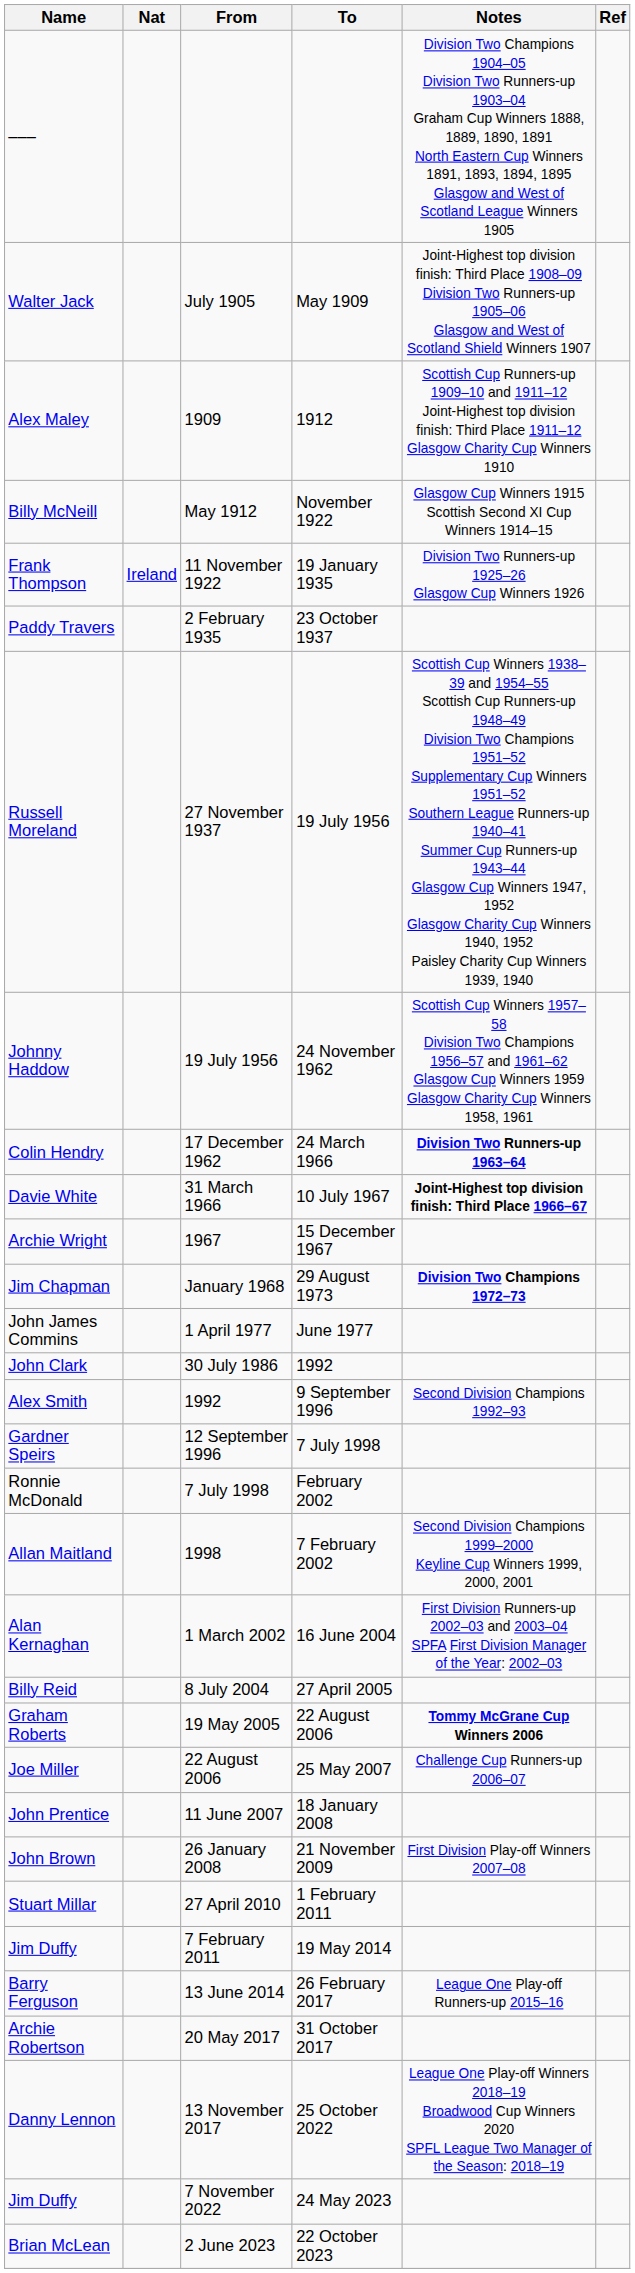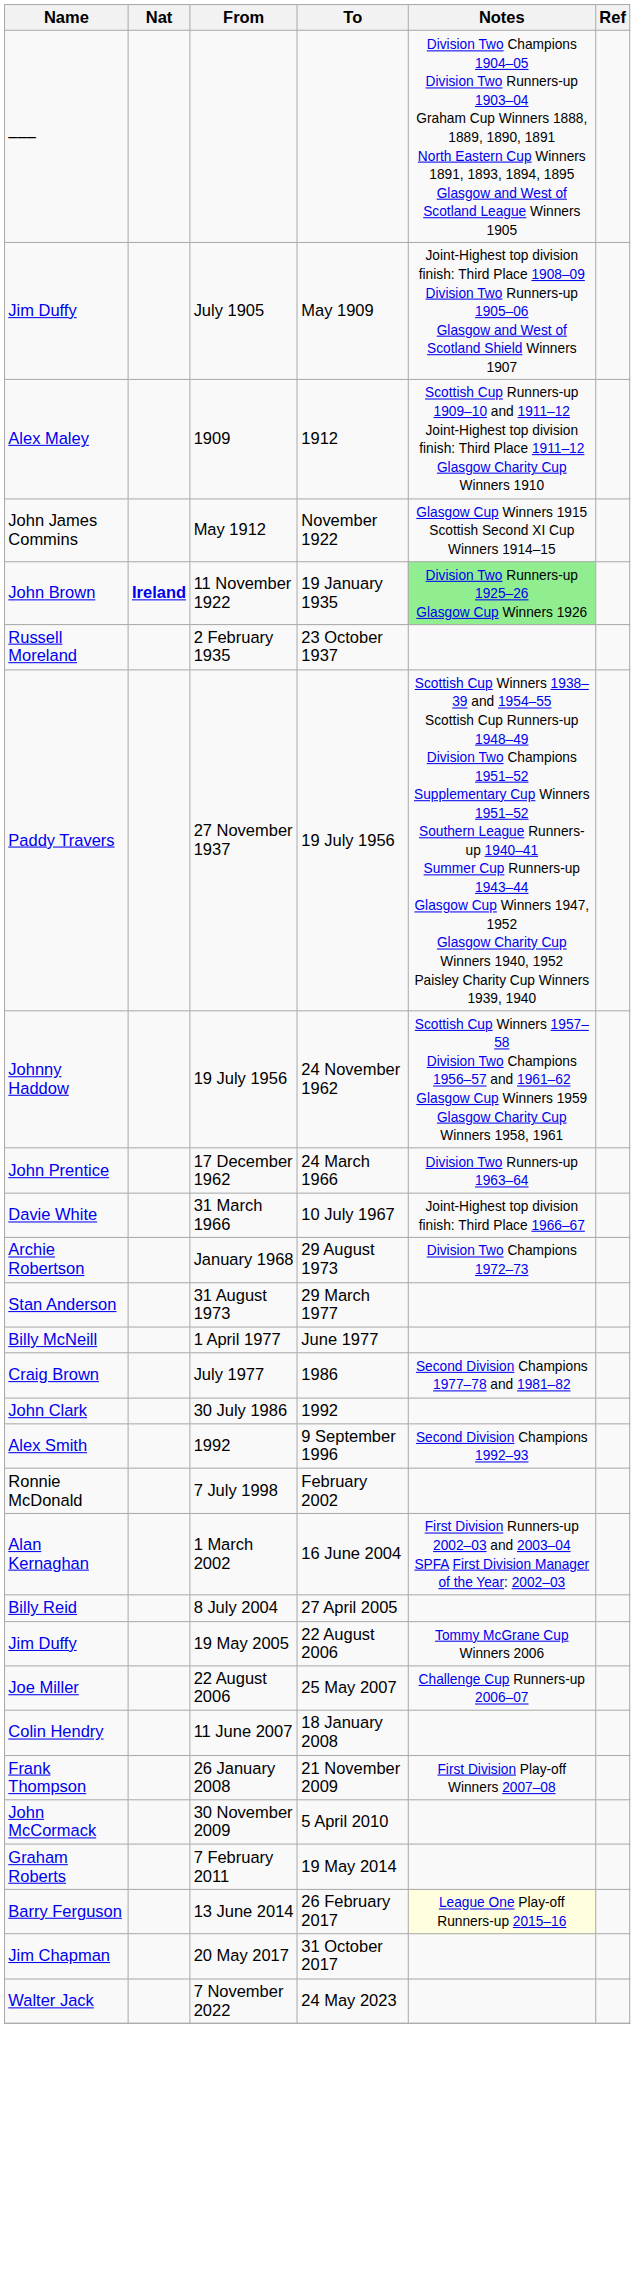(51, 301) Walter Jack -> (43, 310) Jim Duffy
(53, 511) Billy McNeill -> (53, 529) John James Commins
(47, 574) Frank Thompson -> (52, 593) John Brown
(152, 574) normal -> (159, 593) bold
(499, 575) no background -> (502, 594) lightgreen background
(61, 628) Paddy Travers -> (43, 647) Russell Moreland
(43, 821) Russell Moreland -> (61, 840) Paddy Travers
(56, 1151) Colin Hendry -> (59, 1170) John Prentice
(499, 1151) bold -> (502, 1171) normal
(499, 1196) bold -> (502, 1216) normal
- row: (203, 1241)
(59, 1286) Jim Chapman -> (46, 1259) Archie Robertson
(499, 1286) bold -> (502, 1260) normal
+ row: (230, 1304)
(53, 1330) John James Commins -> (53, 1339) Billy McNeill
+ row: (229, 1375)
- row: (236, 1446)
- row: (203, 1554)
(38, 1725) Graham Roberts -> (43, 1643) Jim Duffy
(499, 1725) bold -> (502, 1644) normal
(59, 1814) John Prentice -> (56, 1732) Colin Hendry
(52, 1859) John Brown -> (47, 1777) Frank Thompson
+ row: (243, 1822)
- row: (233, 1903)
(43, 1948) Jim Duffy -> (38, 1866) Graham Roberts
(499, 1994) no background -> (502, 1912) lightyellow background
(46, 2037) Archie Robertson -> (59, 1956) Jim Chapman
- row: (234, 2119)
(43, 2201) Jim Duffy -> (51, 2000) Walter Jack
- row: (230, 2246)
